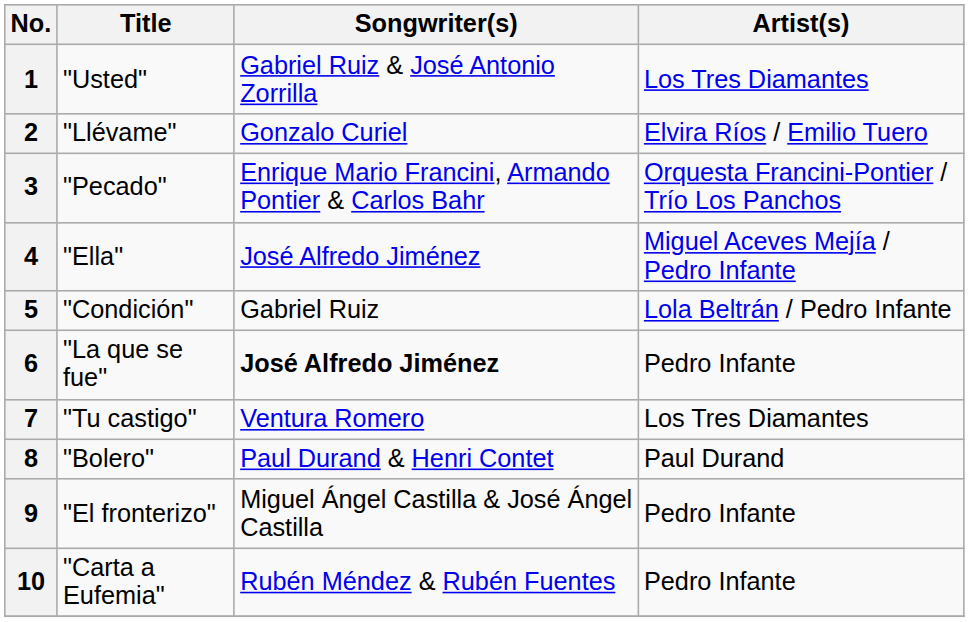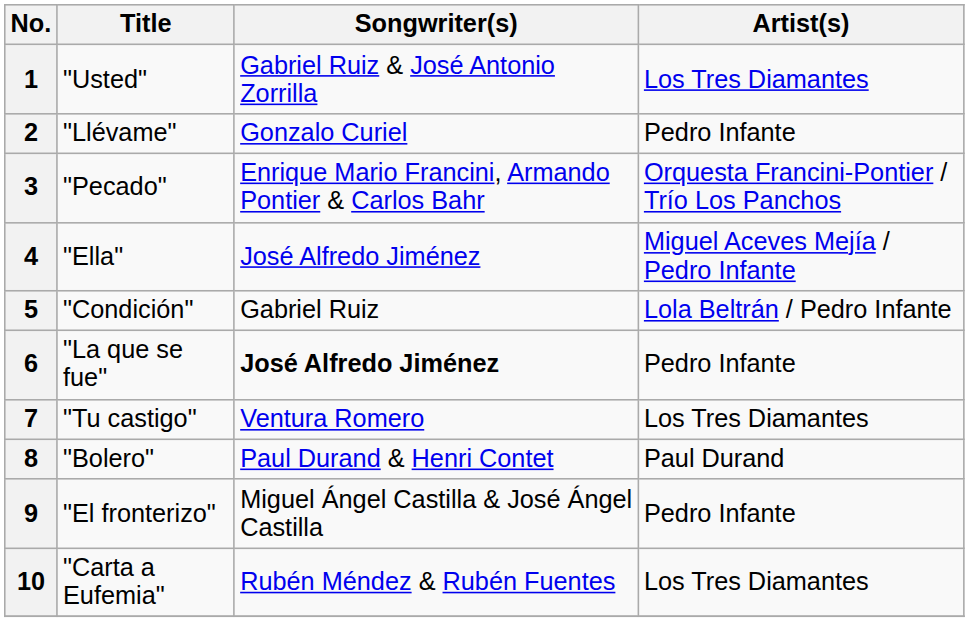(786, 133) Elvira Ríos / Emilio Tuero -> (720, 133) Pedro Infante
(720, 581) Pedro Infante -> (756, 581) Los Tres Diamantes
